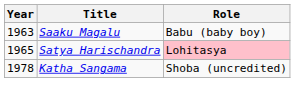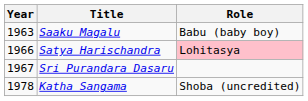(21, 50) 1965 -> (21, 50) 1966
+ row: (107, 68)
